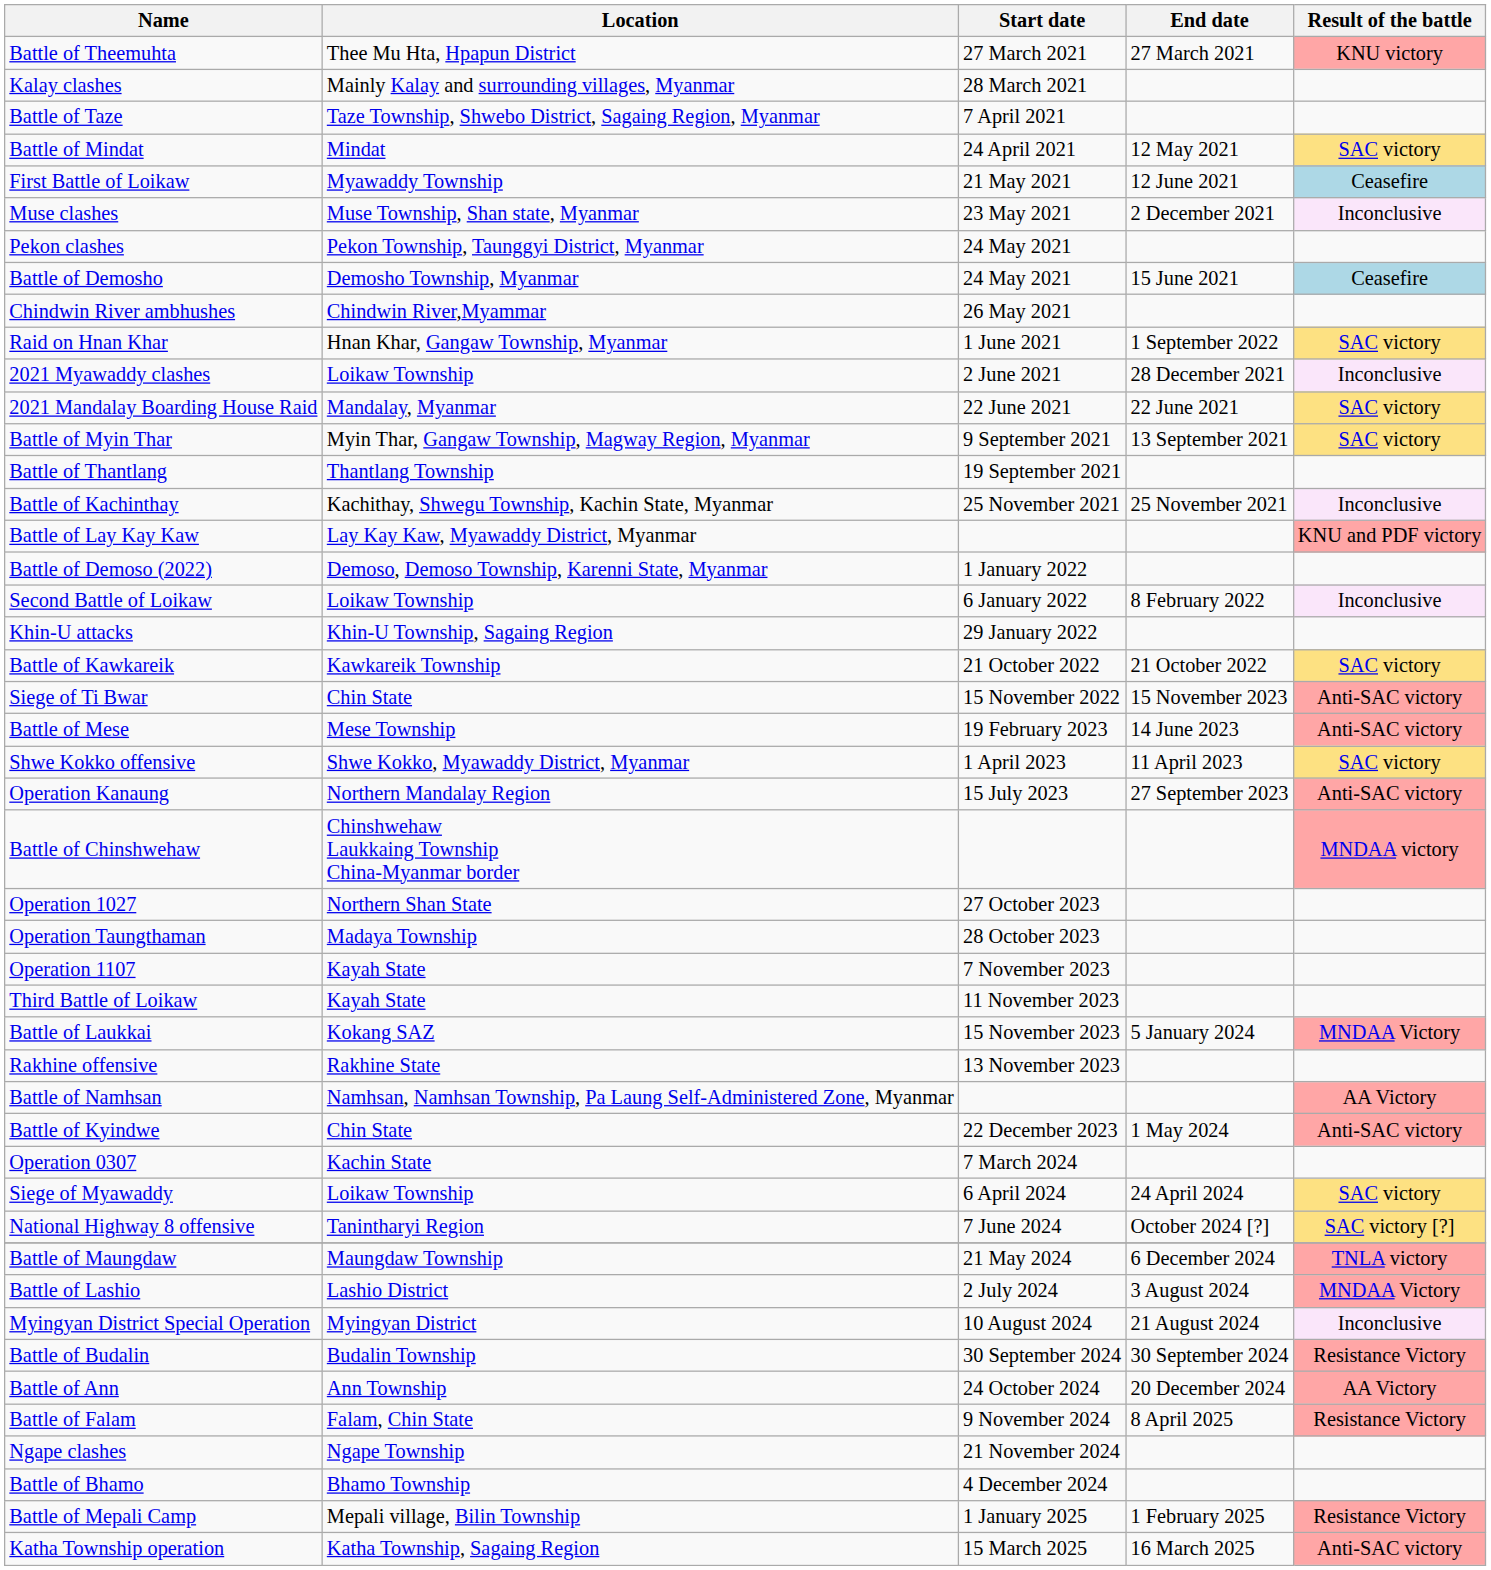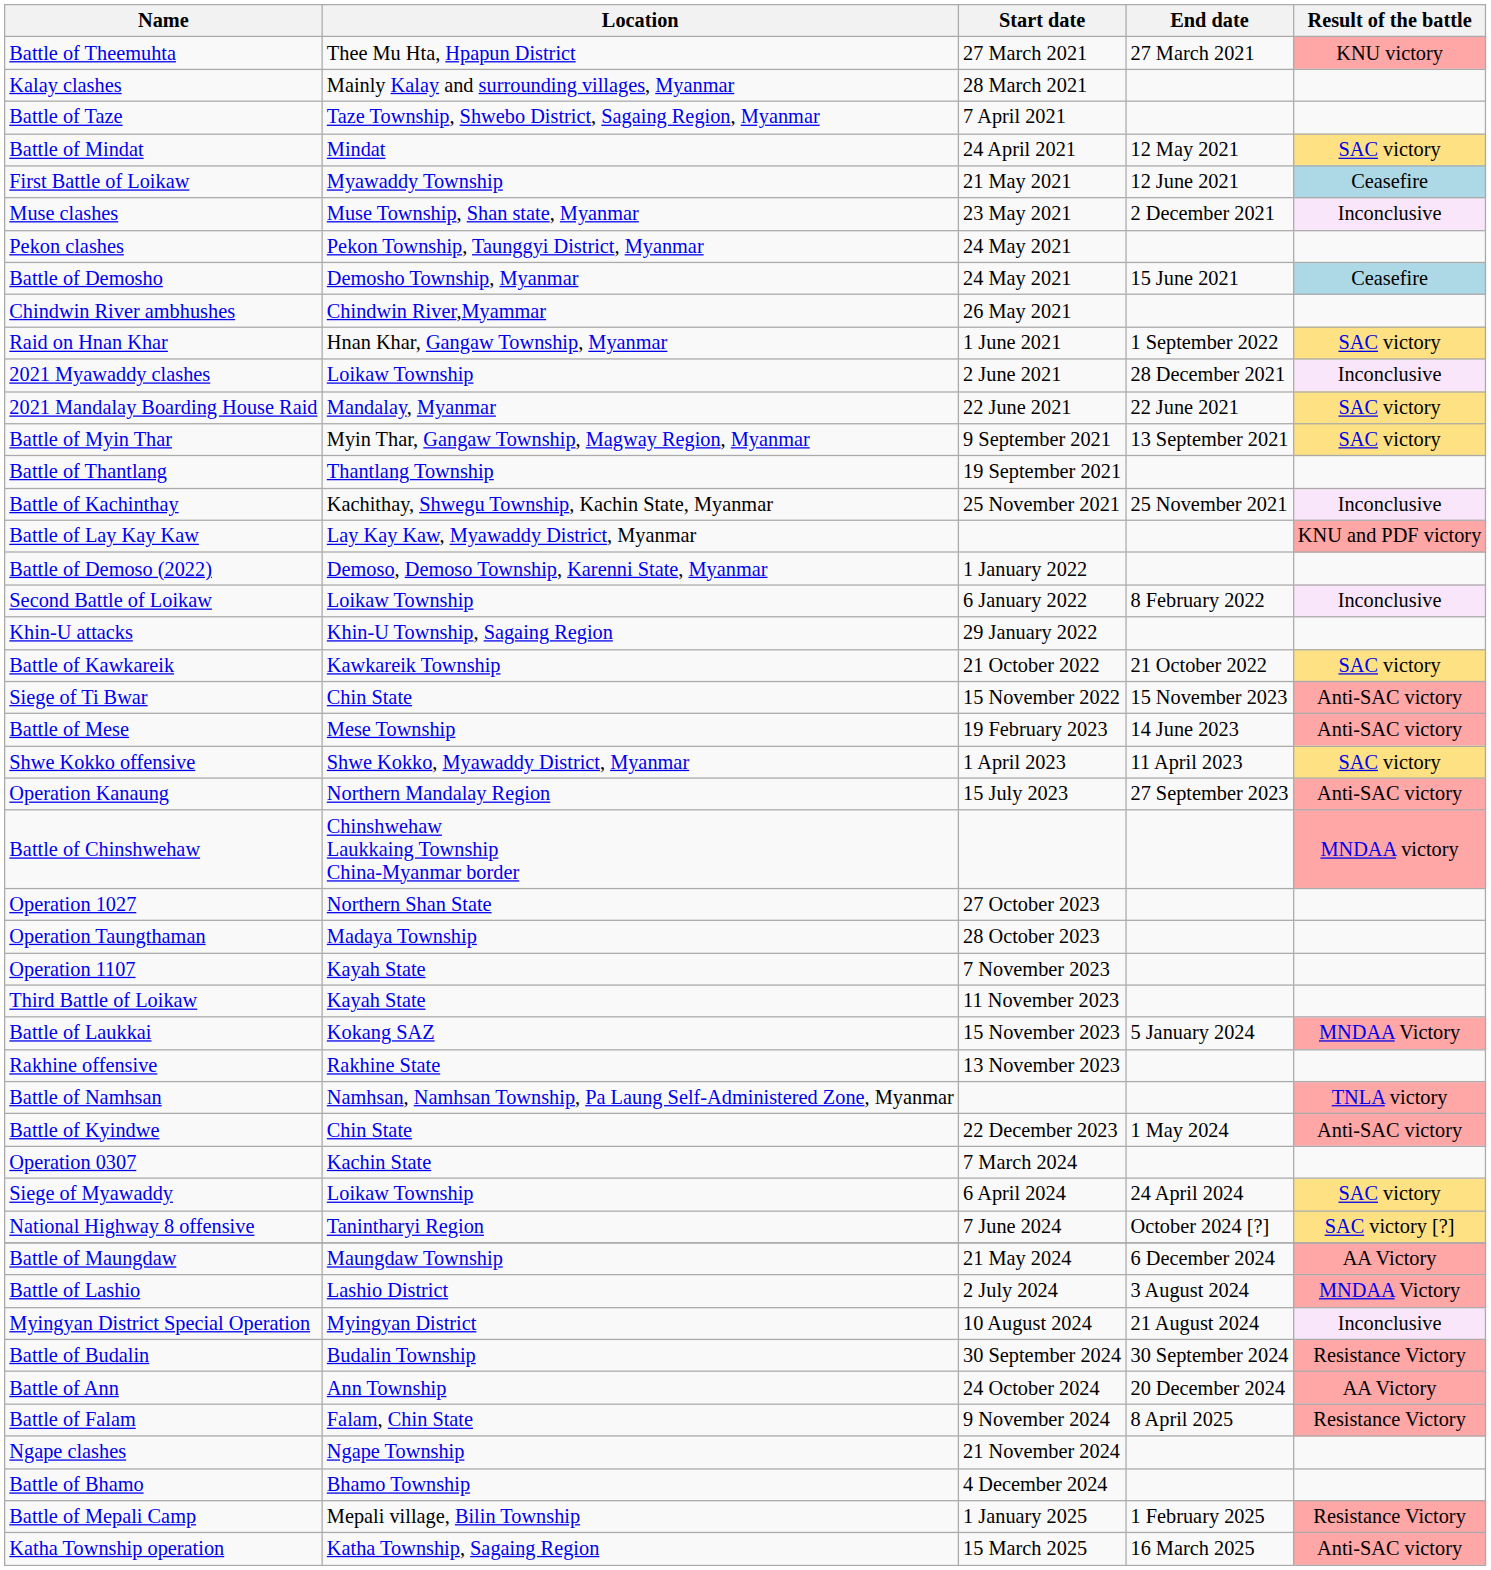(1390, 1097) AA Victory -> (1390, 1097) TNLA victory
(1390, 1258) TNLA victory -> (1390, 1258) AA Victory
